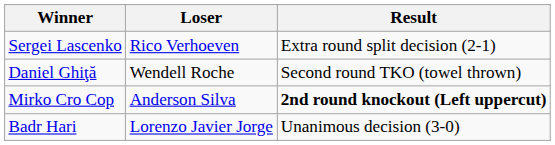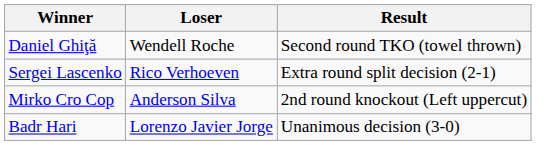rows swapped: (65, 45) <-> (52, 72)
(414, 99) bold -> (404, 99) normal
